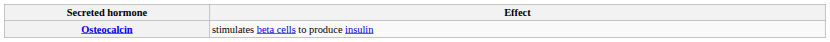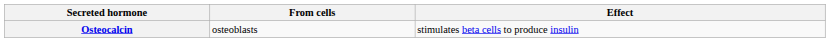+ column: (312, 12)
